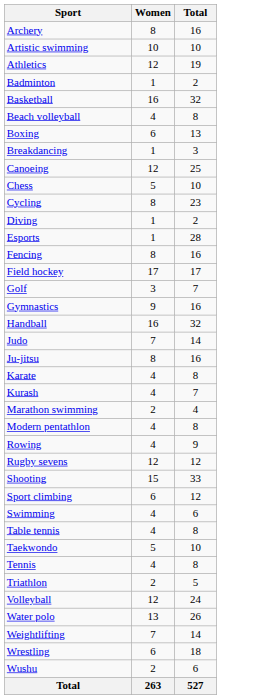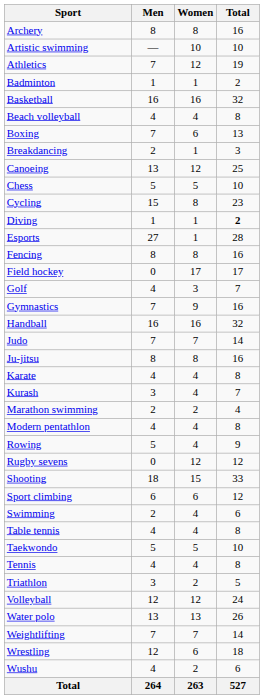+ column: (153, 13)
(195, 220) normal -> (238, 220) bold
